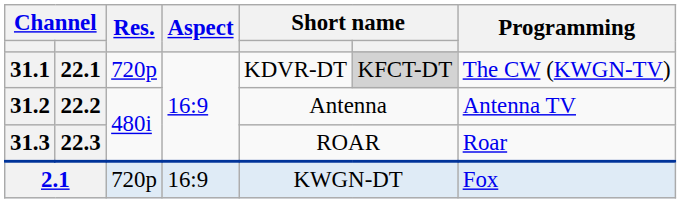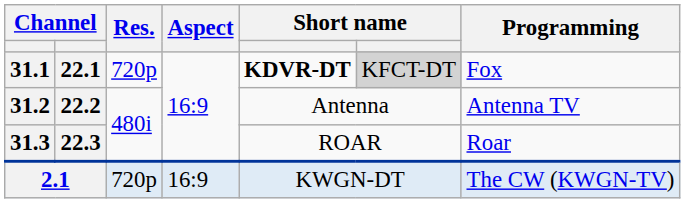(296, 69) normal -> (297, 69) bold
(567, 69) The CW (KWGN-TV) -> (484, 69) Fox
(480, 179) Fox -> (570, 179) The CW (KWGN-TV)
